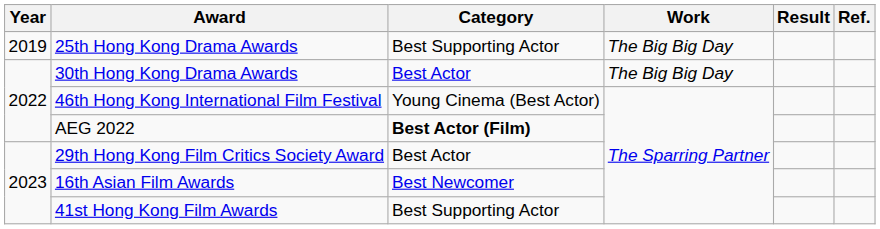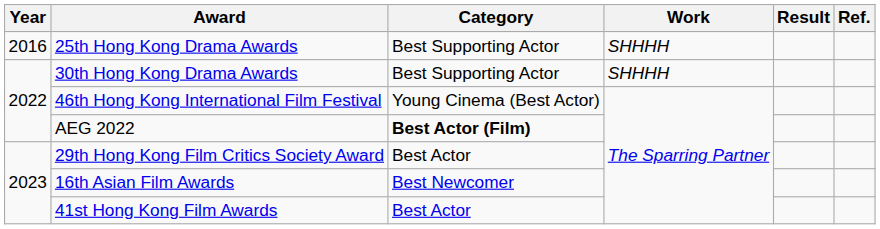(28, 45) 2019 -> (28, 45) 2016
(670, 45) The Big Big Day -> (638, 45) SHHHH
(431, 73) Best Actor -> (476, 73) Best Supporting Actor
(670, 73) The Big Big Day -> (638, 73) SHHHH
(476, 210) Best Supporting Actor -> (431, 210) Best Actor
